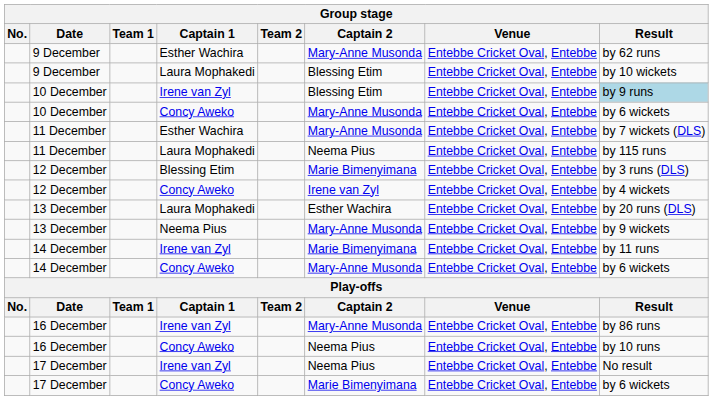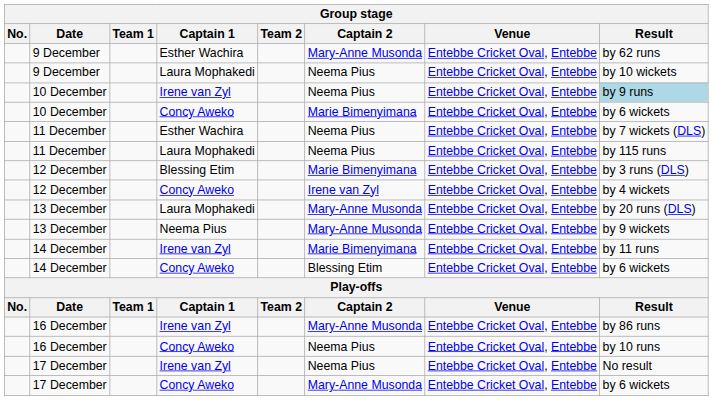(345, 72) Blessing Etim -> (341, 72) Neema Pius
(345, 92) Blessing Etim -> (341, 92) Neema Pius
(365, 111) Mary-Anne Musonda -> (362, 111) Marie Bimenyimana
(365, 131) Mary-Anne Musonda -> (341, 131) Neema Pius
(350, 209) Esther Wachira -> (365, 209) Mary-Anne Musonda
(365, 268) Mary-Anne Musonda -> (345, 268) Blessing Etim
(362, 385) Marie Bimenyimana -> (365, 385) Mary-Anne Musonda
